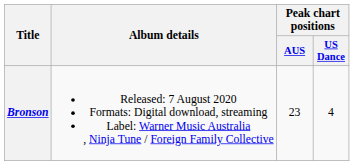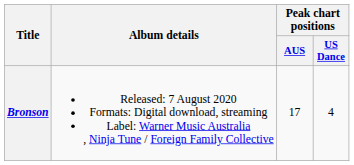(295, 113) 23 -> (295, 113) 17
